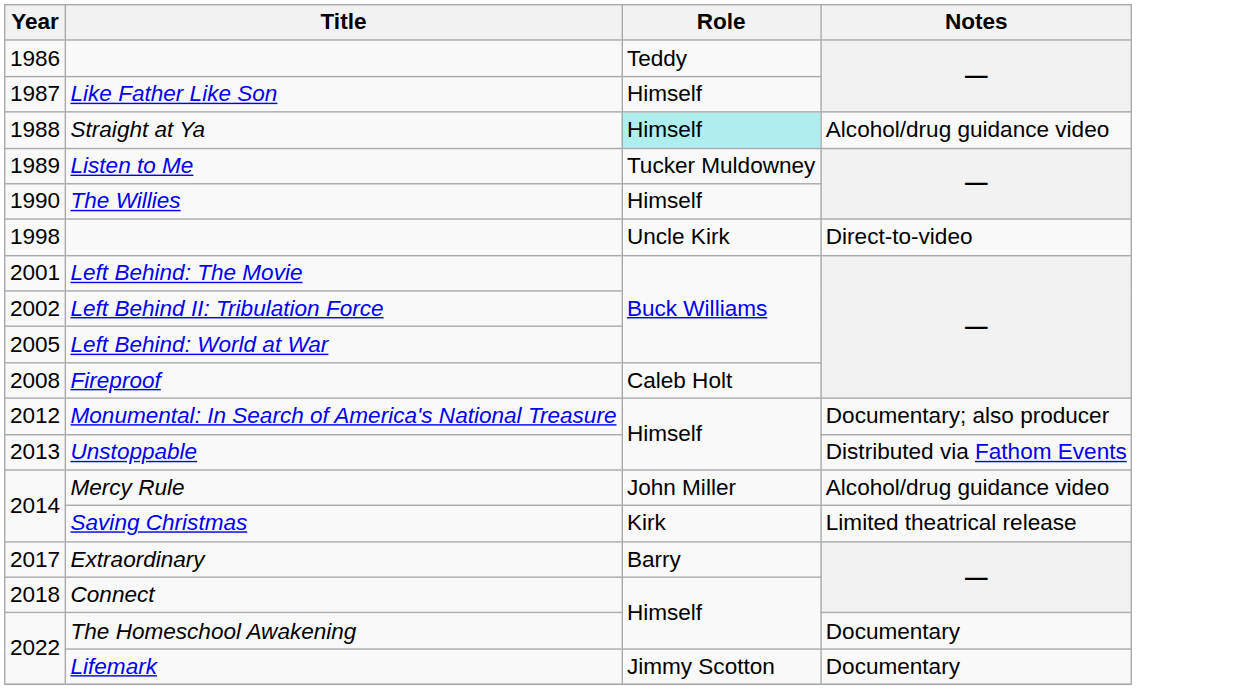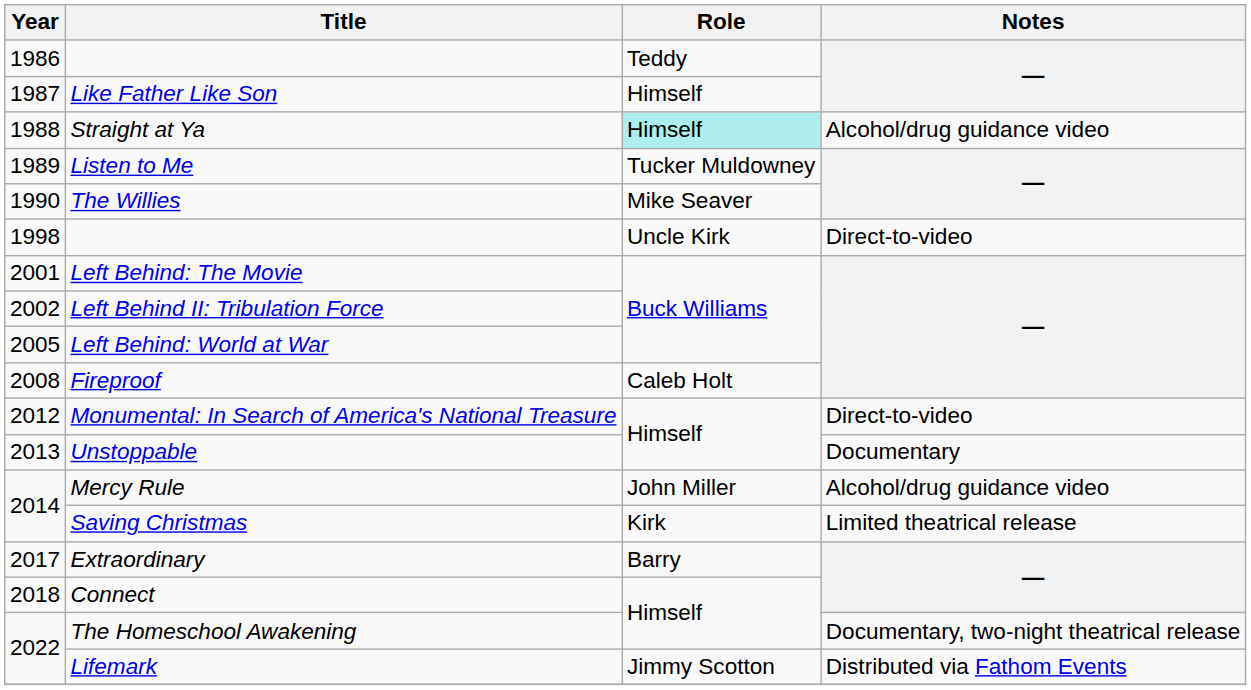(664, 201) Himself -> (690, 201) Mike Seaver
(967, 415) Documentary; also producer -> (899, 415) Direct-to-video
(976, 451) Distributed via Fathom Events -> (893, 451) Documentary
(893, 630) Documentary -> (1033, 630) Documentary, two-night theatrical release
(893, 666) Documentary -> (976, 666) Distributed via Fathom Events
